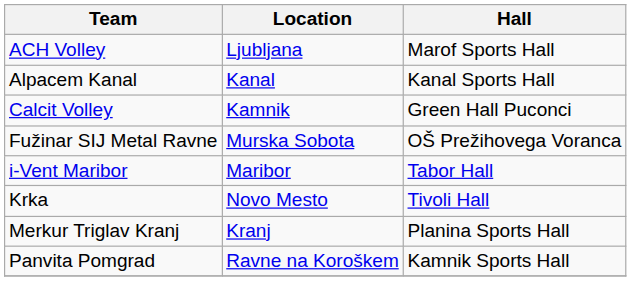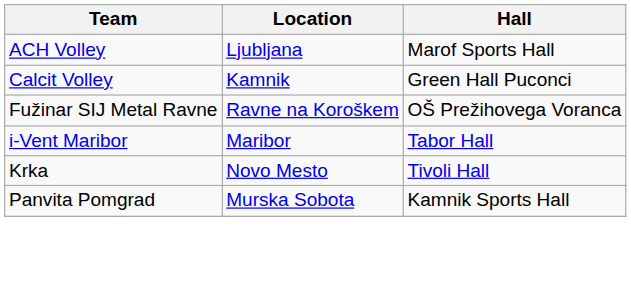- row: (73, 79)
(290, 140) Murska Sobota -> (312, 110) Ravne na Koroškem
- row: (94, 230)
(312, 261) Ravne na Koroškem -> (290, 200) Murska Sobota
